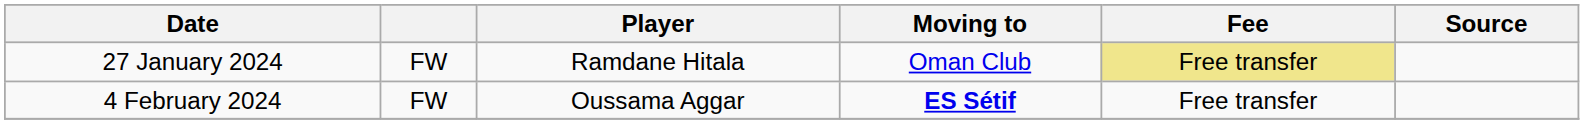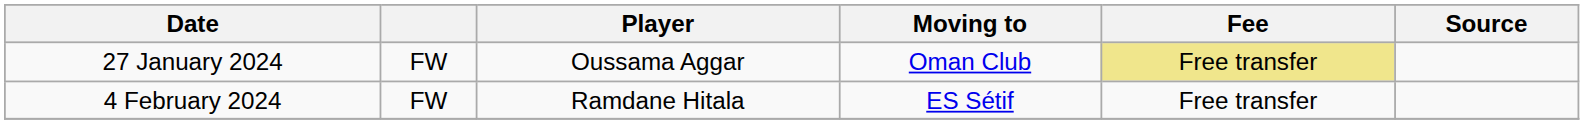(658, 62) Ramdane Hitala -> (658, 62) Oussama Aggar
(658, 100) Oussama Aggar -> (658, 100) Ramdane Hitala
(970, 100) bold -> (970, 100) normal
